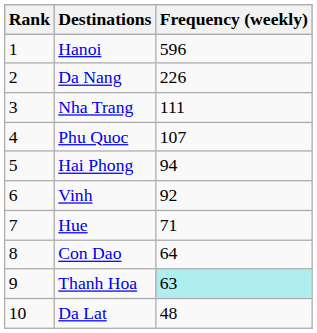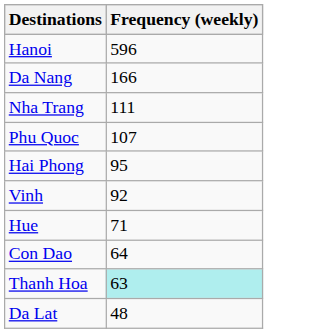- column: (29, 19)
(173, 78) 226 -> (123, 78) 166
(169, 166) 94 -> (119, 166) 95
